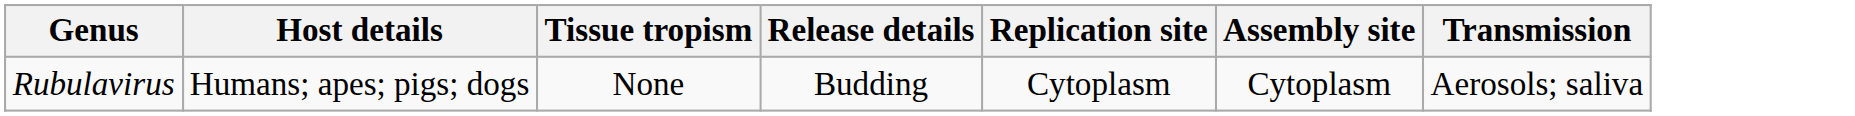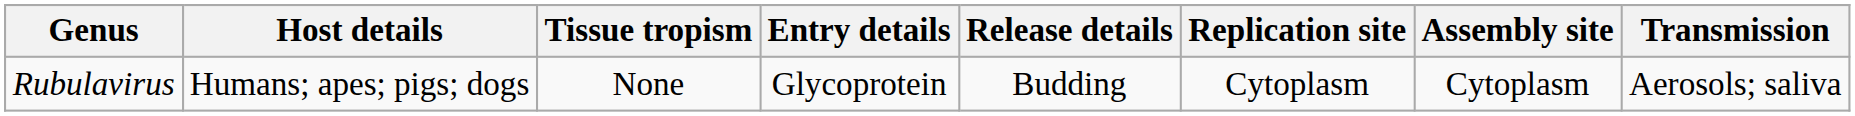+ column: (859, 30)
